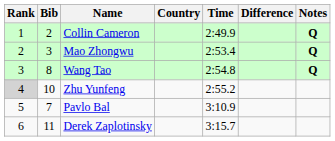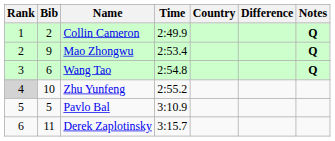columns swapped: (179, 13) <-> (221, 13)
(49, 51) 3 -> (49, 51) 9
(49, 70) 8 -> (49, 70) 6
(49, 107) 7 -> (49, 107) 5
